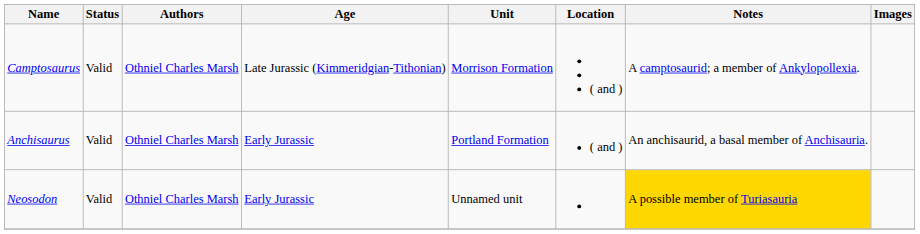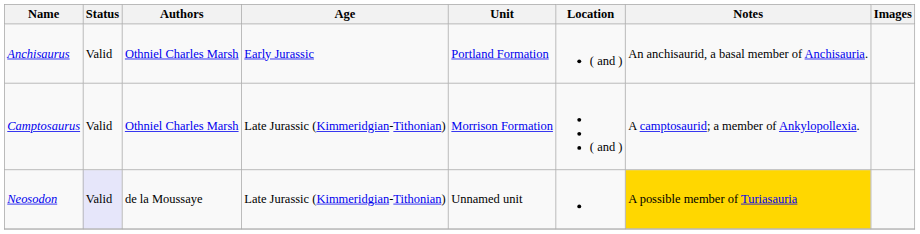rows swapped: (38, 140) <-> (44, 67)
(99, 199) no background -> (99, 199) lavender background
(182, 199) Othniel Charles Marsh -> (164, 199) de la Moussaye
(279, 199) Early Jurassic -> (345, 199) Late Jurassic (Kimmeridgian-Tithonian)
